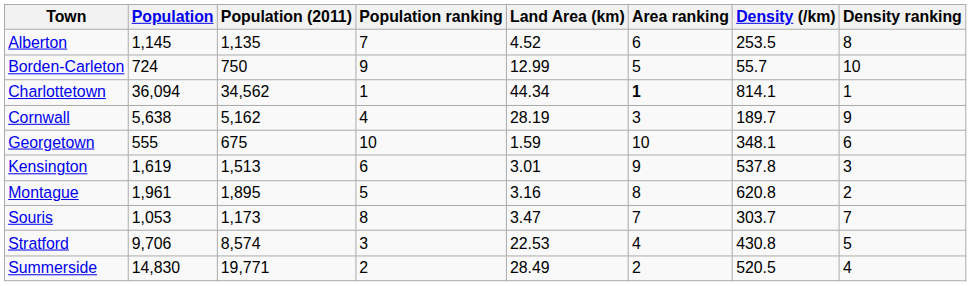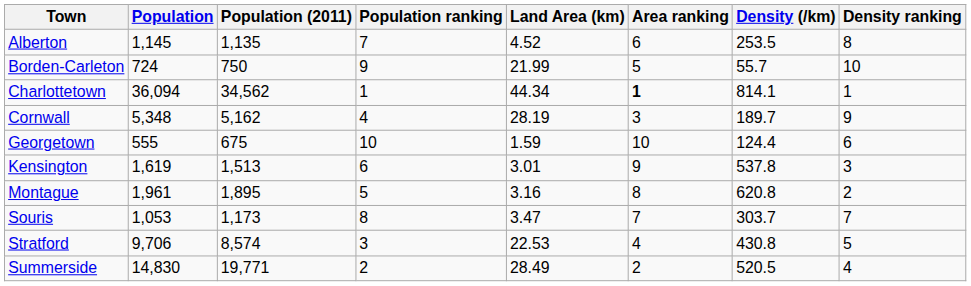(530, 67) 12.99 -> (530, 67) 21.99
(152, 117) 5,638 -> (152, 117) 5,348
(756, 142) 348.1 -> (756, 142) 124.4
